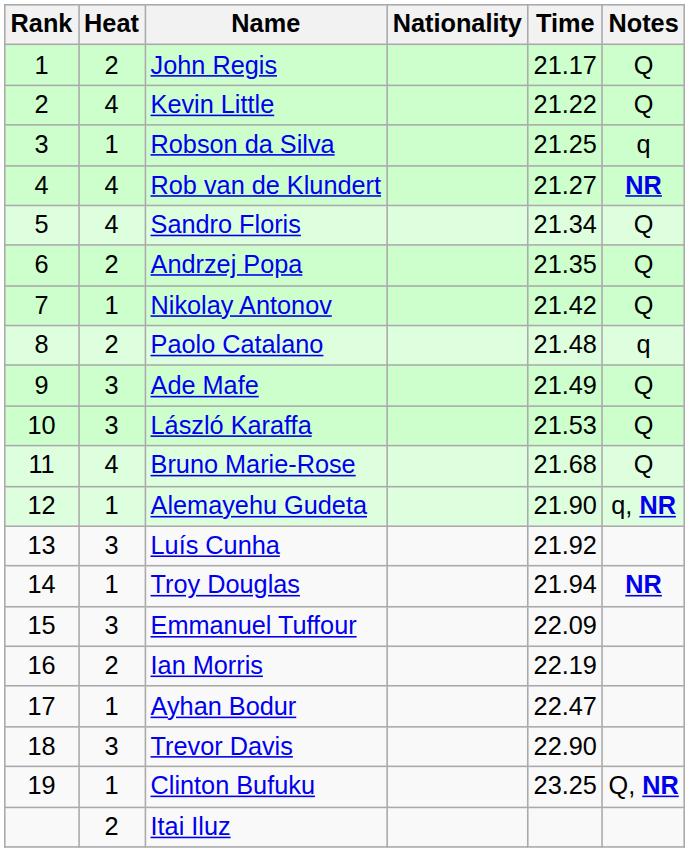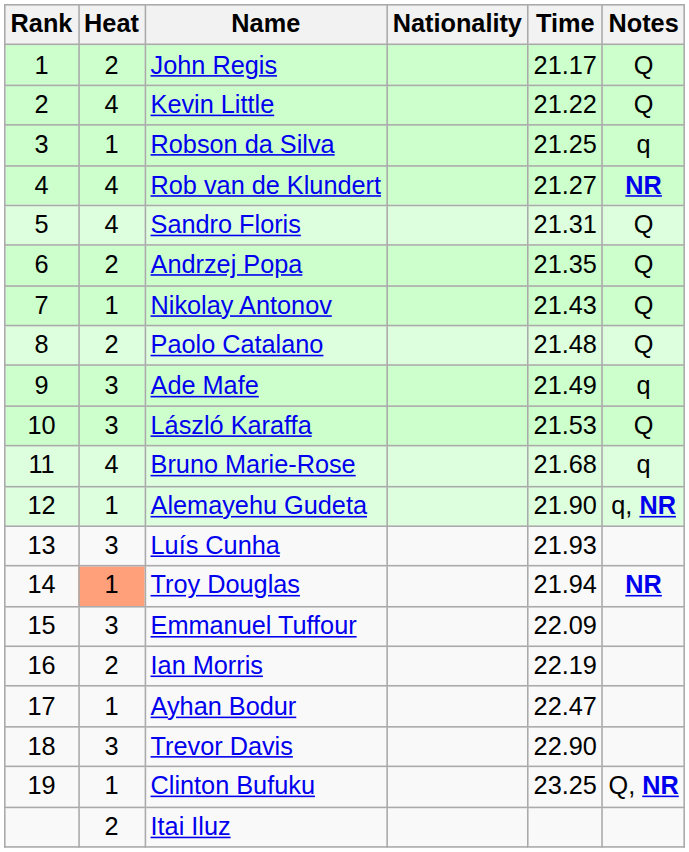(565, 225) 21.34 -> (565, 225) 21.31
(565, 305) 21.42 -> (565, 305) 21.43
(644, 345) q -> (644, 345) Q
(644, 385) Q -> (644, 385) q
(644, 465) Q -> (644, 465) q
(565, 545) 21.92 -> (565, 545) 21.93
(111, 585) no background -> (111, 585) lightsalmon background
